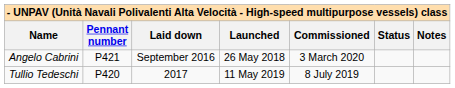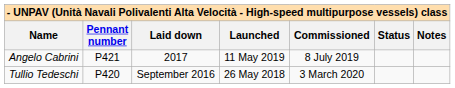(176, 58) September 2016 -> (176, 58) 2017
(254, 58) 26 May 2018 -> (254, 58) 11 May 2019
(332, 58) 3 March 2020 -> (332, 58) 8 July 2019
(176, 74) 2017 -> (176, 74) September 2016
(254, 74) 11 May 2019 -> (254, 74) 26 May 2018
(332, 74) 8 July 2019 -> (332, 74) 3 March 2020
